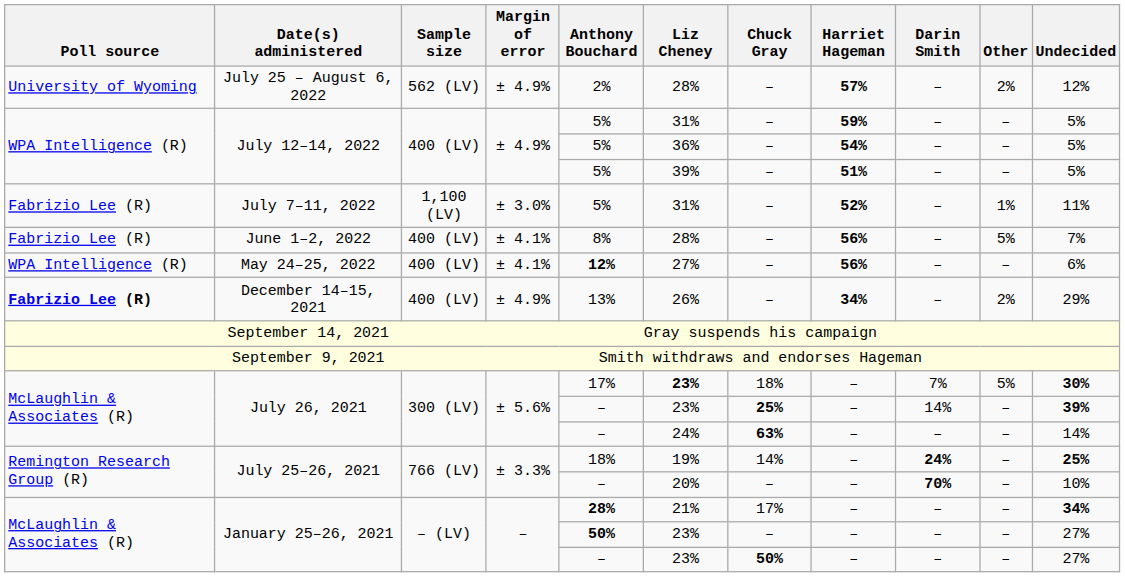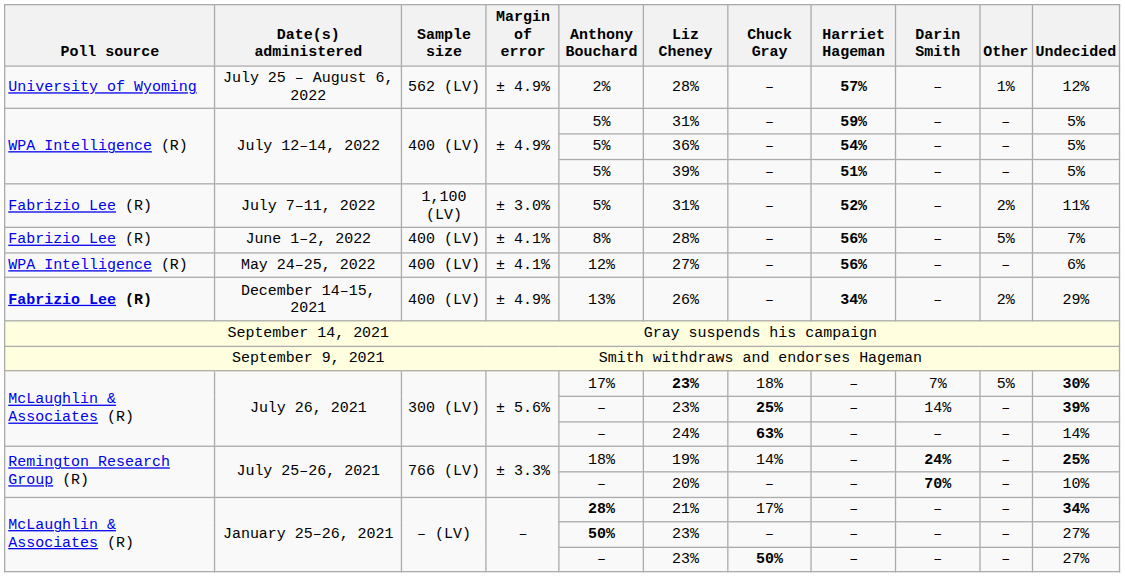(1006, 87) 2% -> (1006, 87) 1%
(1006, 205) 1% -> (1006, 205) 2%
(602, 265) bold -> (602, 265) normal
